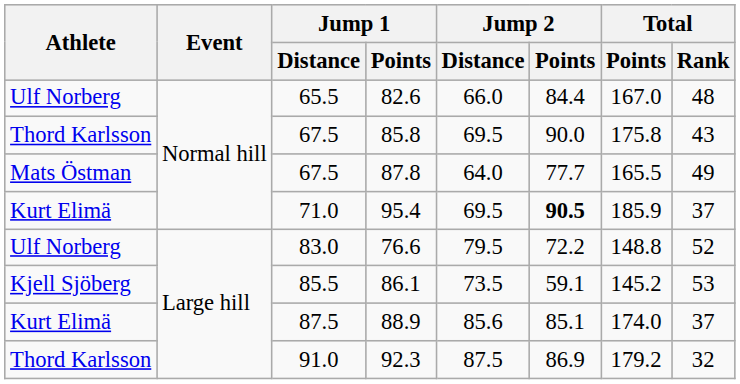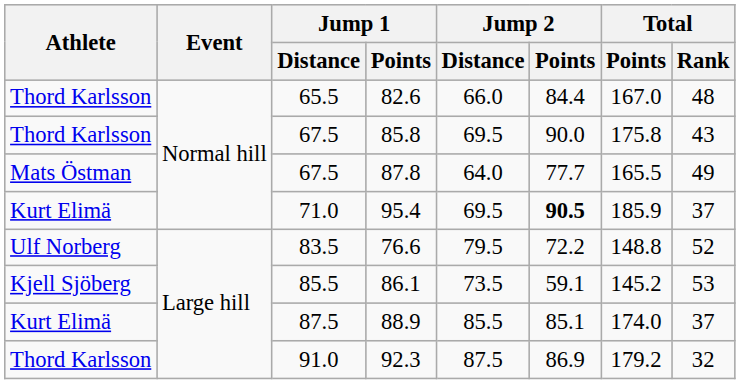(65, 98) Ulf Norberg -> (81, 98) Thord Karlsson
(319, 247) 83.0 -> (319, 247) 83.5
(483, 321) 85.6 -> (483, 321) 85.5
